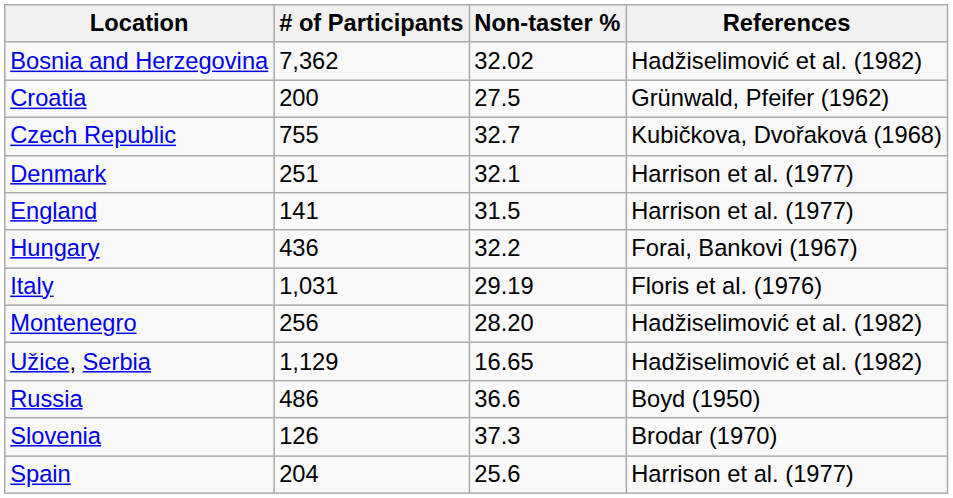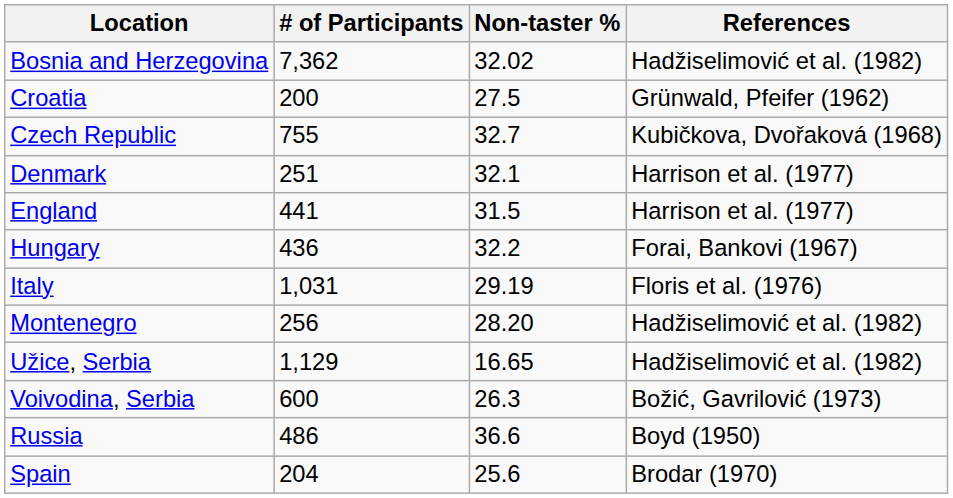(299, 211) 141 -> (299, 211) 441
+ row: (102, 398)
- row: (56, 436)
(742, 473) Harrison et al. (1977) -> (704, 473) Brodar (1970)
